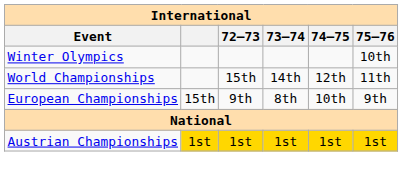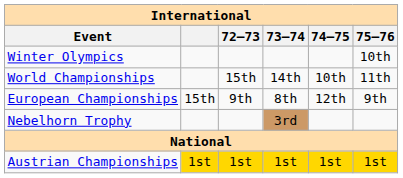(330, 78) 12th -> (330, 78) 10th
(330, 99) 10th -> (330, 99) 12th
+ row: (70, 120)
